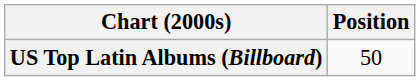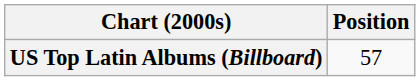(371, 57) 50 -> (371, 57) 57
